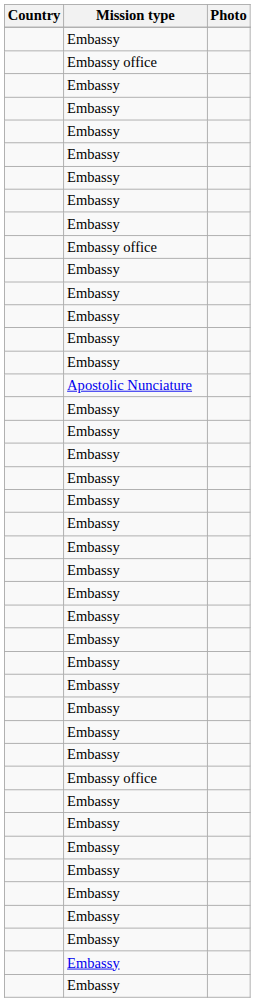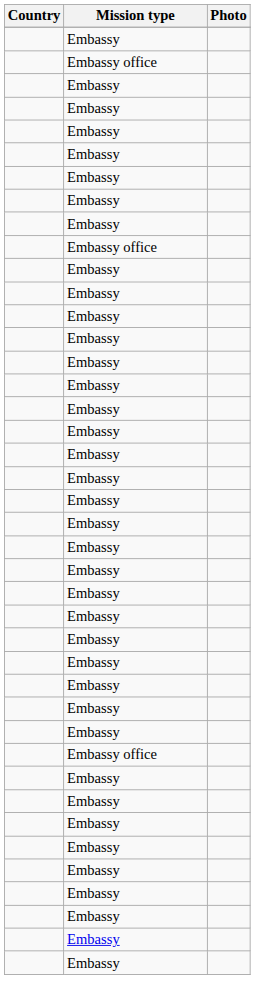- row: (34, 385)
